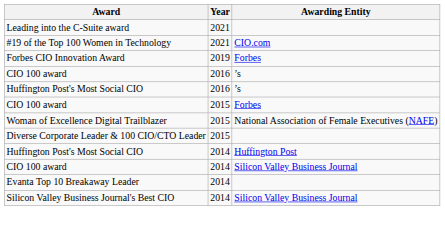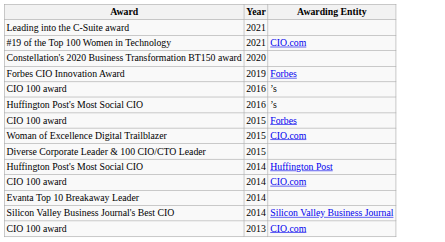+ row: (124, 58)
(336, 120) National Association of Female Executives (NAFE) -> (288, 136) CIO.com
(296, 167) Silicon Valley Business Journal -> (288, 182) CIO.com
+ row: (37, 228)
